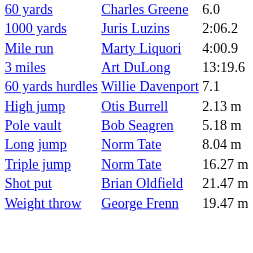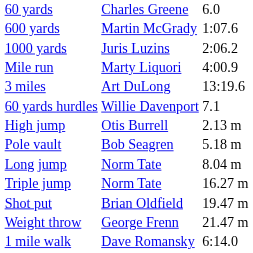+ row: (32, 28)
(225, 183) 21.47 m -> (225, 203) 19.47 m
(225, 203) 19.47 m -> (225, 222) 21.47 m
+ row: (38, 241)
